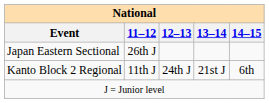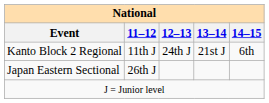rows swapped: (63, 51) <-> (64, 70)
